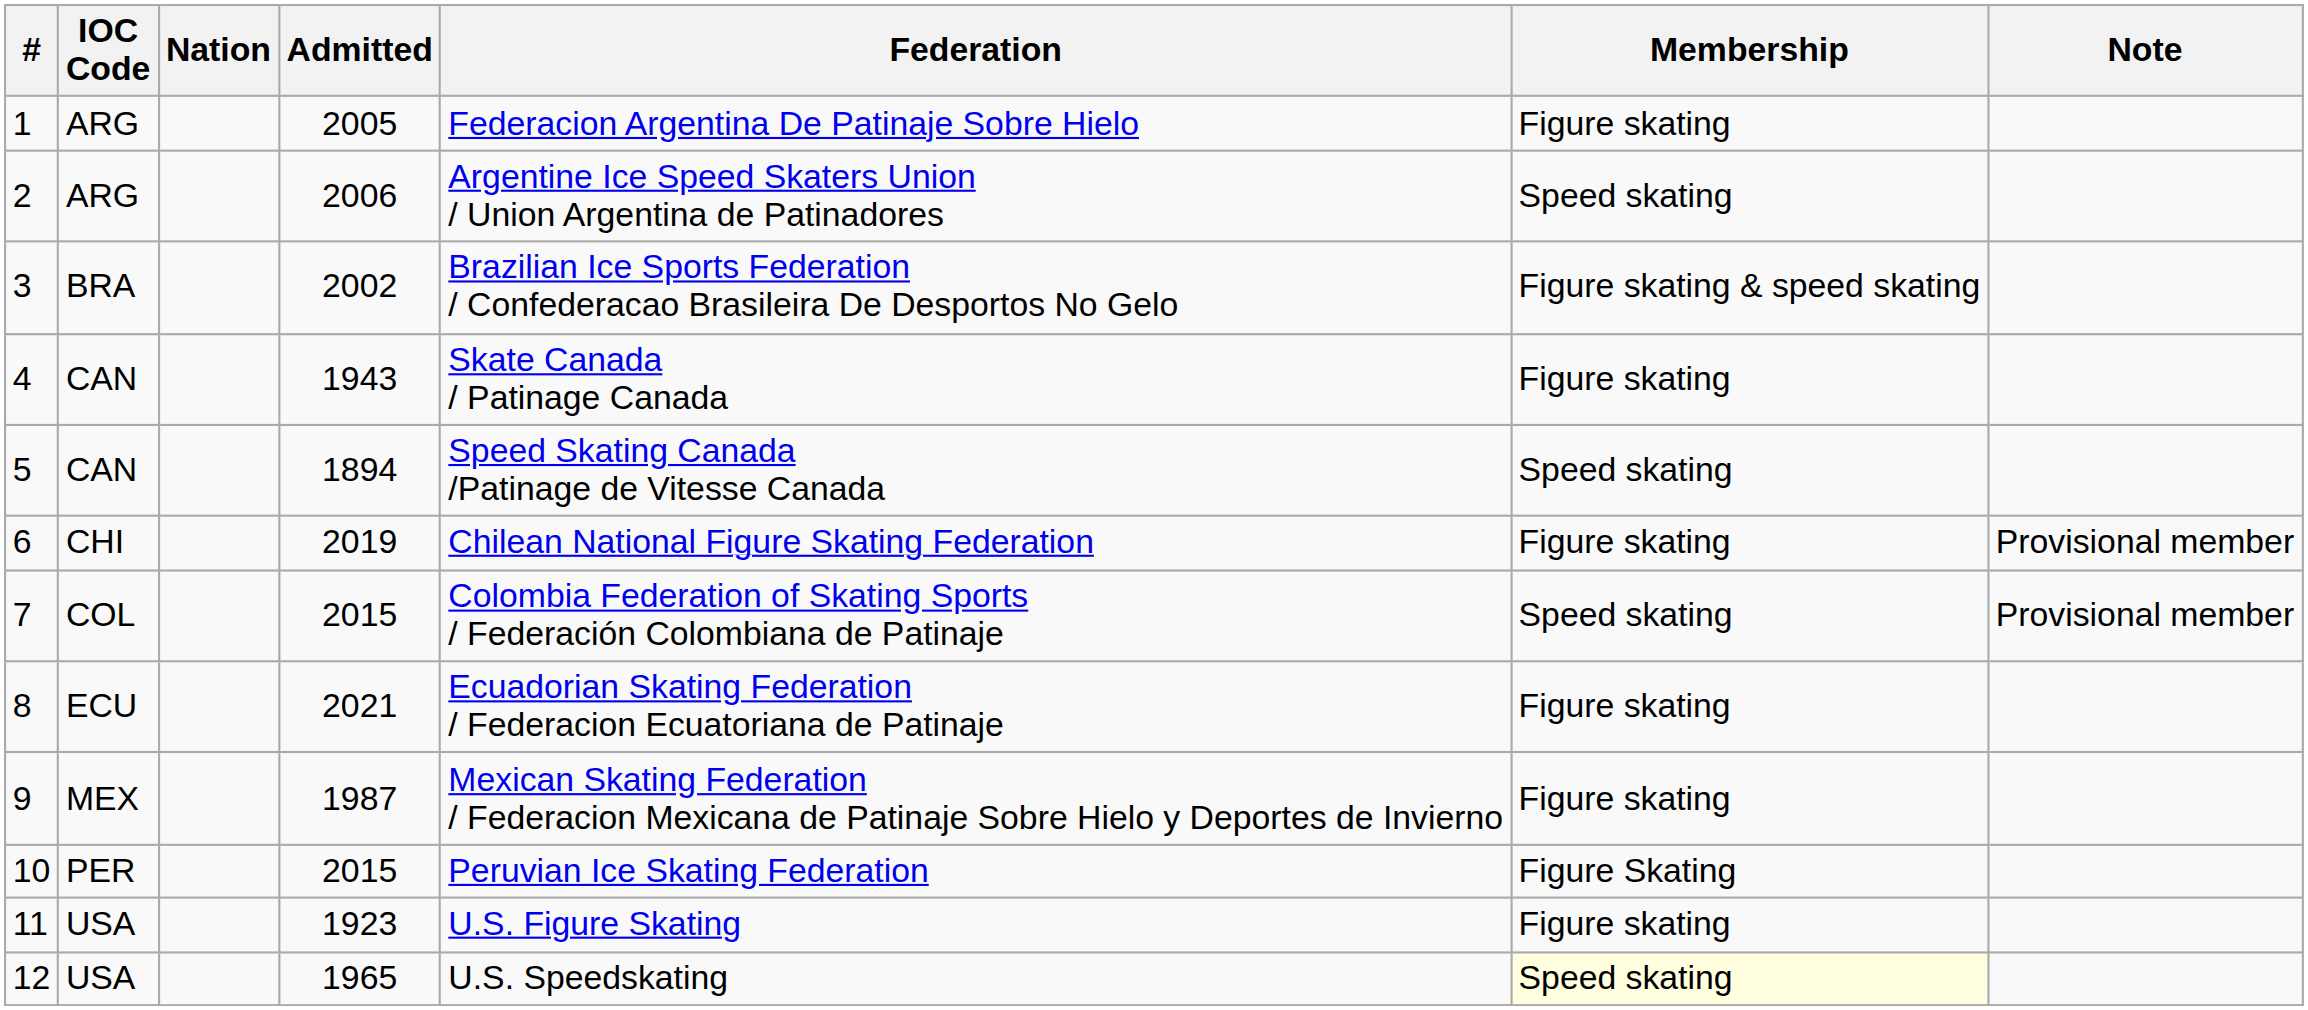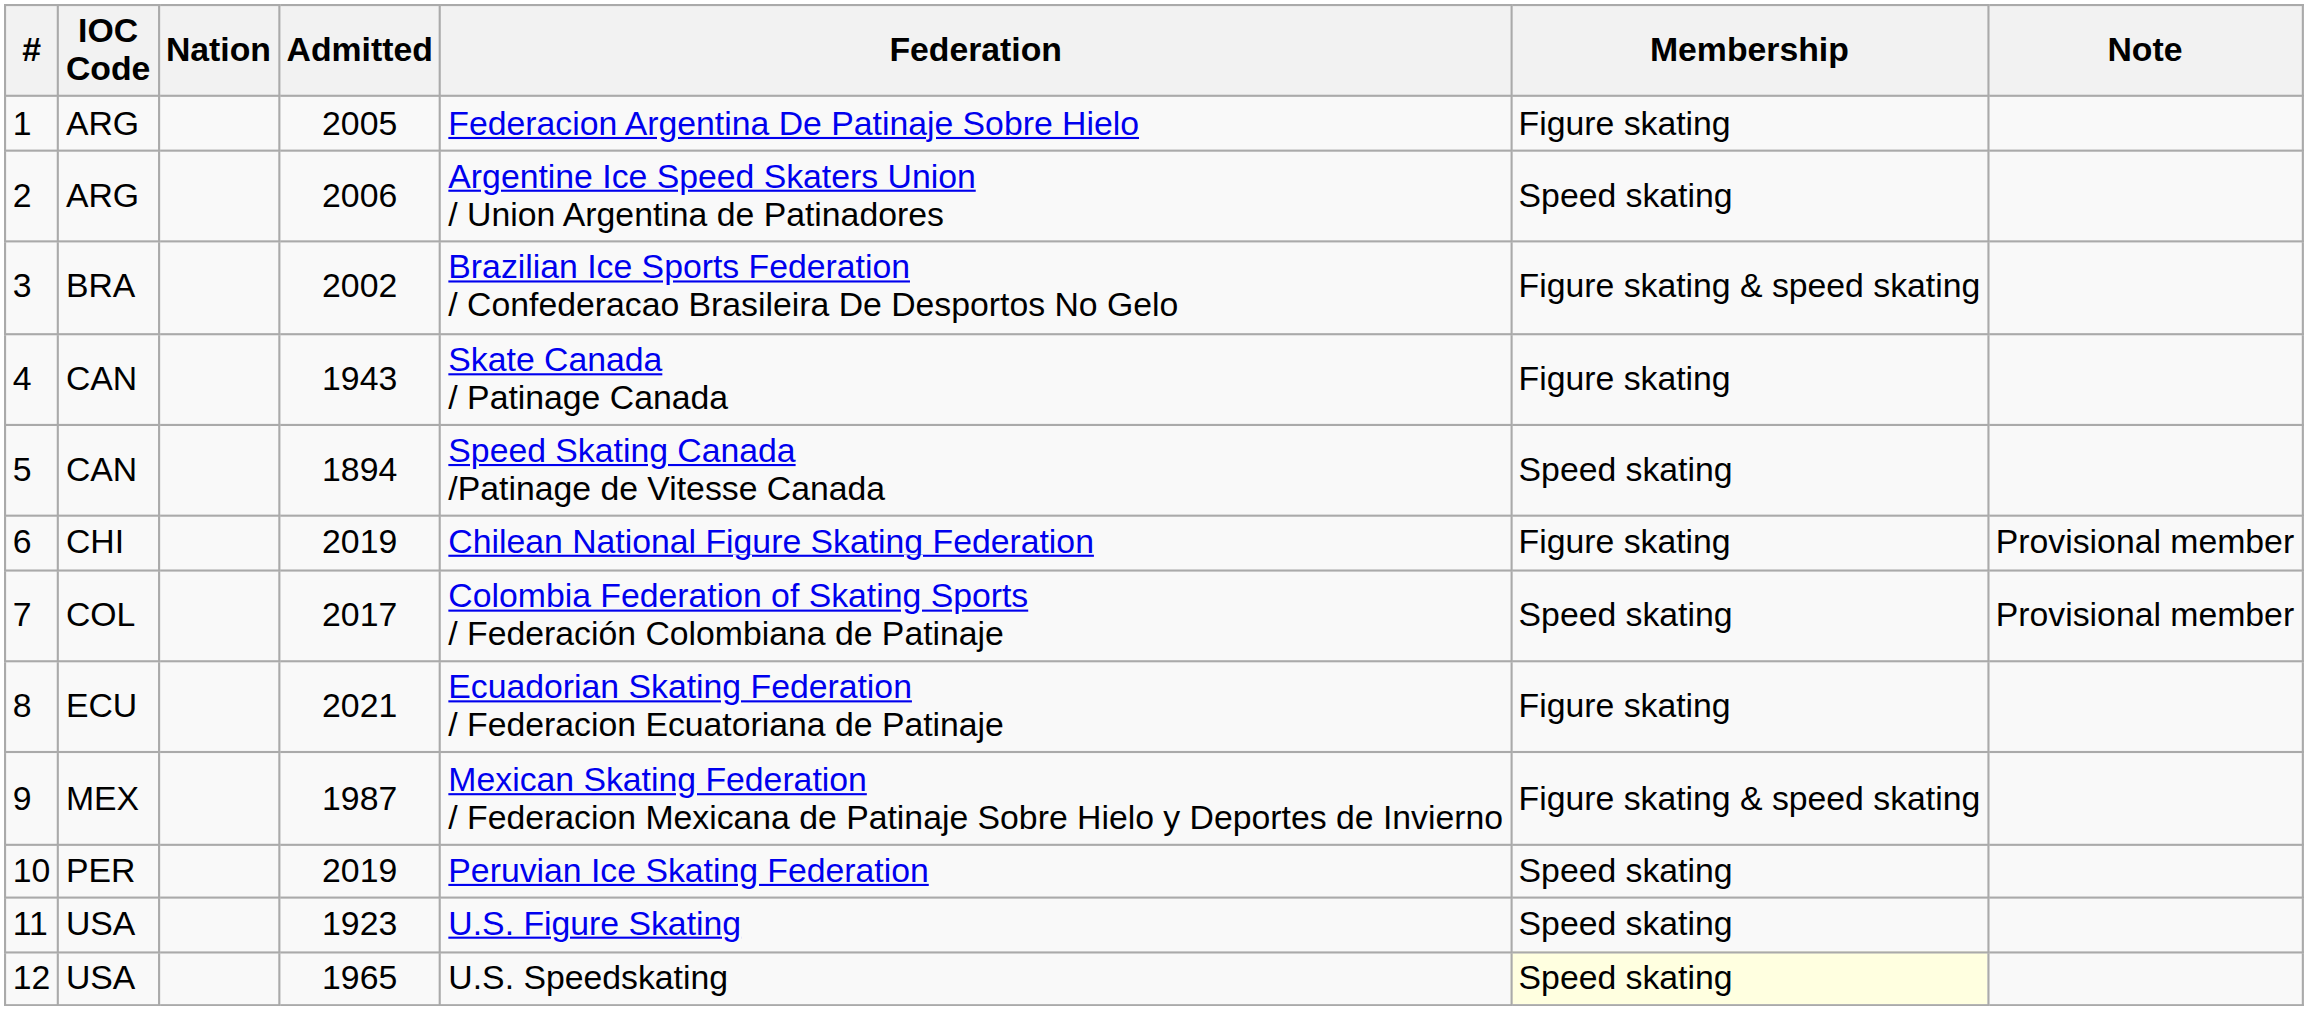(360, 614) 2015 -> (360, 614) 2017
(1625, 797) Figure skating -> (1749, 797) Figure skating & speed skating
(360, 870) 2015 -> (360, 870) 2019
(1627, 870) Figure Skating -> (1626, 870) Speed skating
(1625, 924) Figure skating -> (1626, 924) Speed skating
